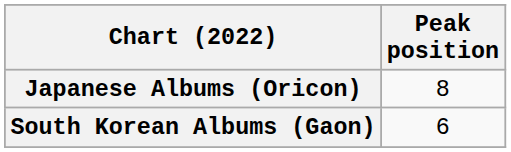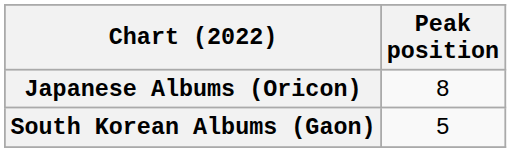(443, 127) 6 -> (443, 127) 5
